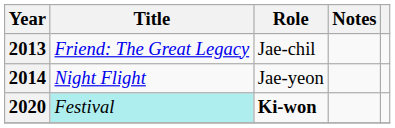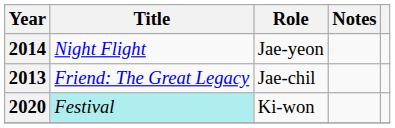rows swapped: (27, 48) <-> (27, 78)
(287, 107) bold -> (286, 107) normal
